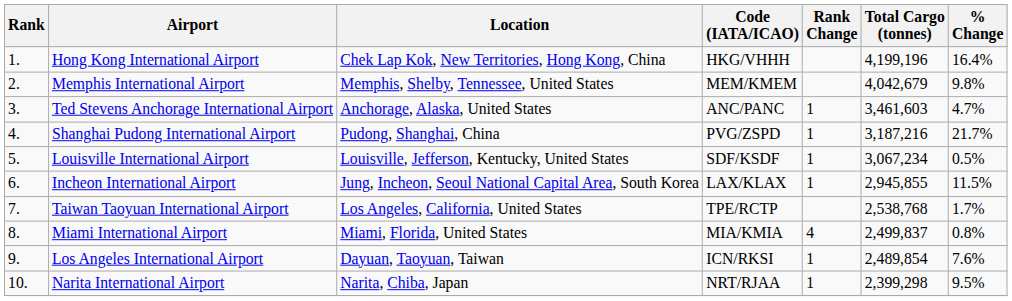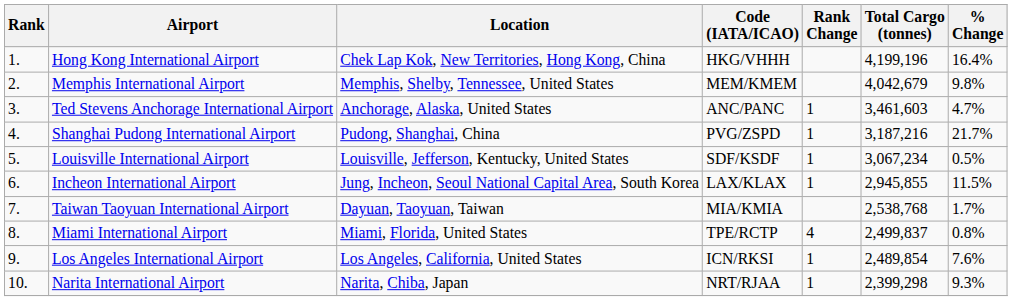(461, 208) Los Angeles, California, United States -> (422, 208) Dayuan, Taoyuan, Taiwan
(742, 208) TPE/RCTP -> (745, 208) MIA/KMIA
(745, 233) MIA/KMIA -> (742, 233) TPE/RCTP
(422, 258) Dayuan, Taoyuan, Taiwan -> (461, 258) Los Angeles, California, United States
(968, 283) 9.5% -> (968, 283) 9.3%
